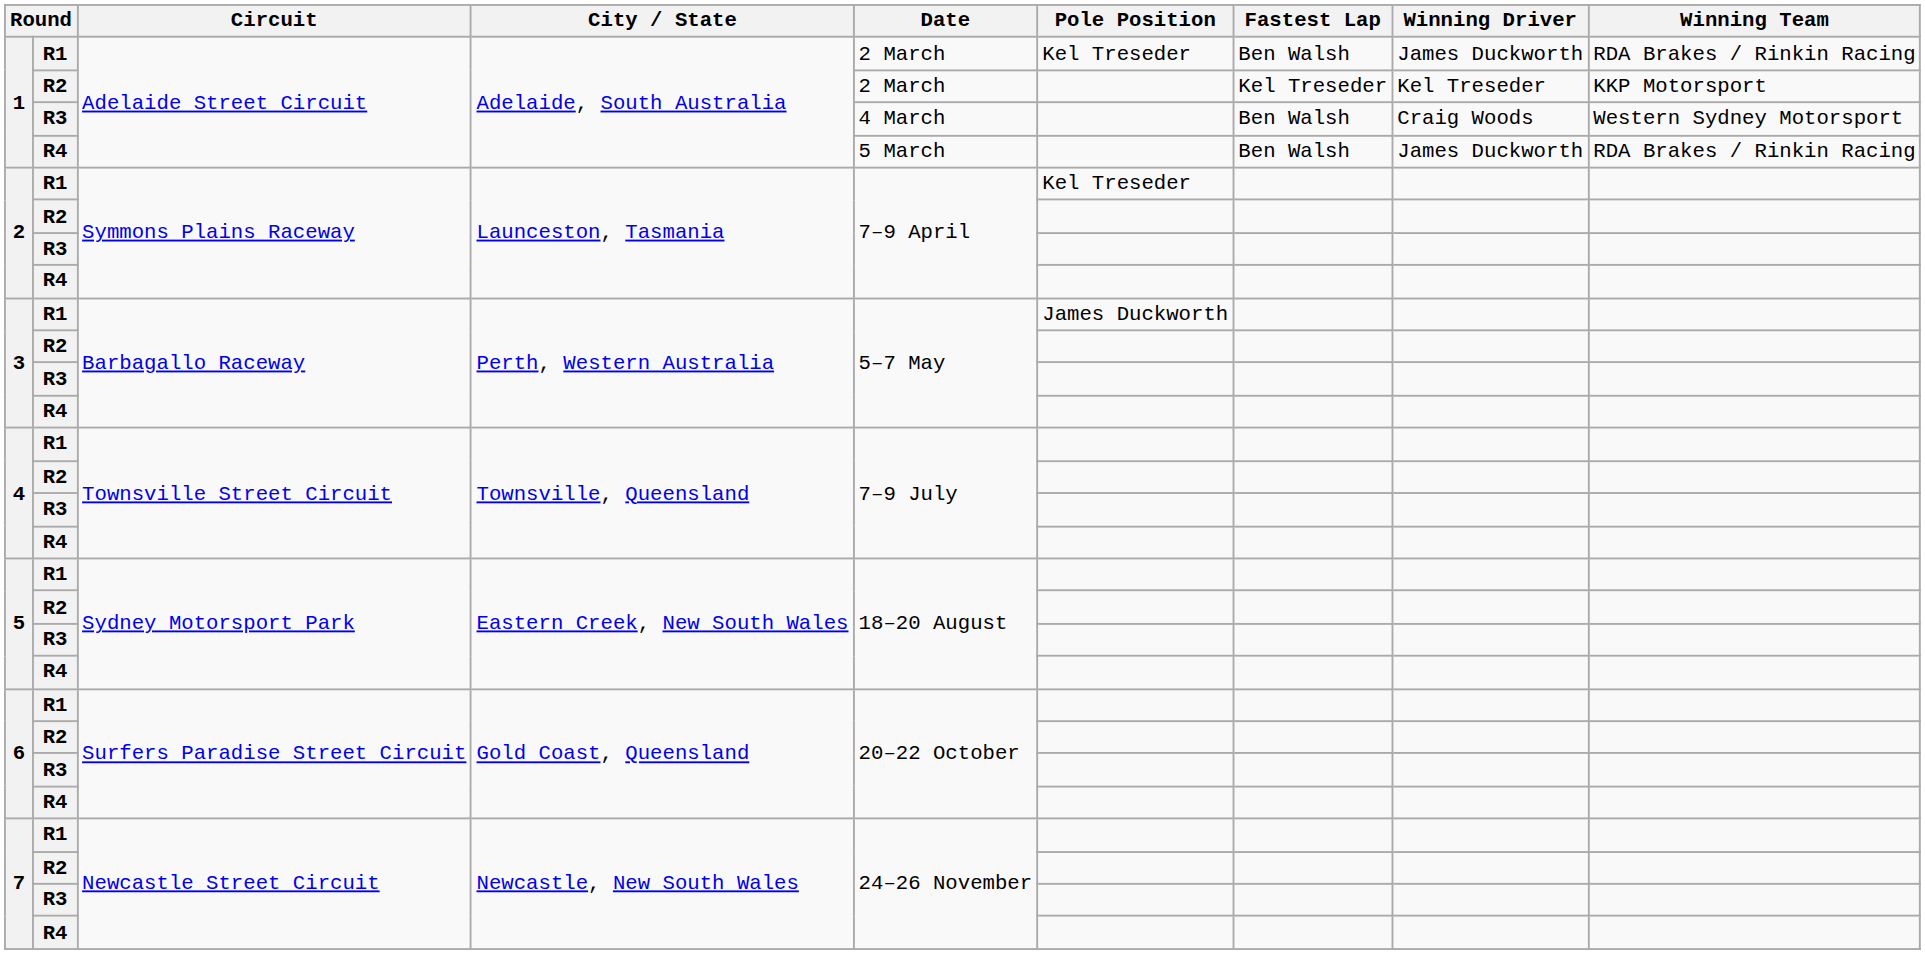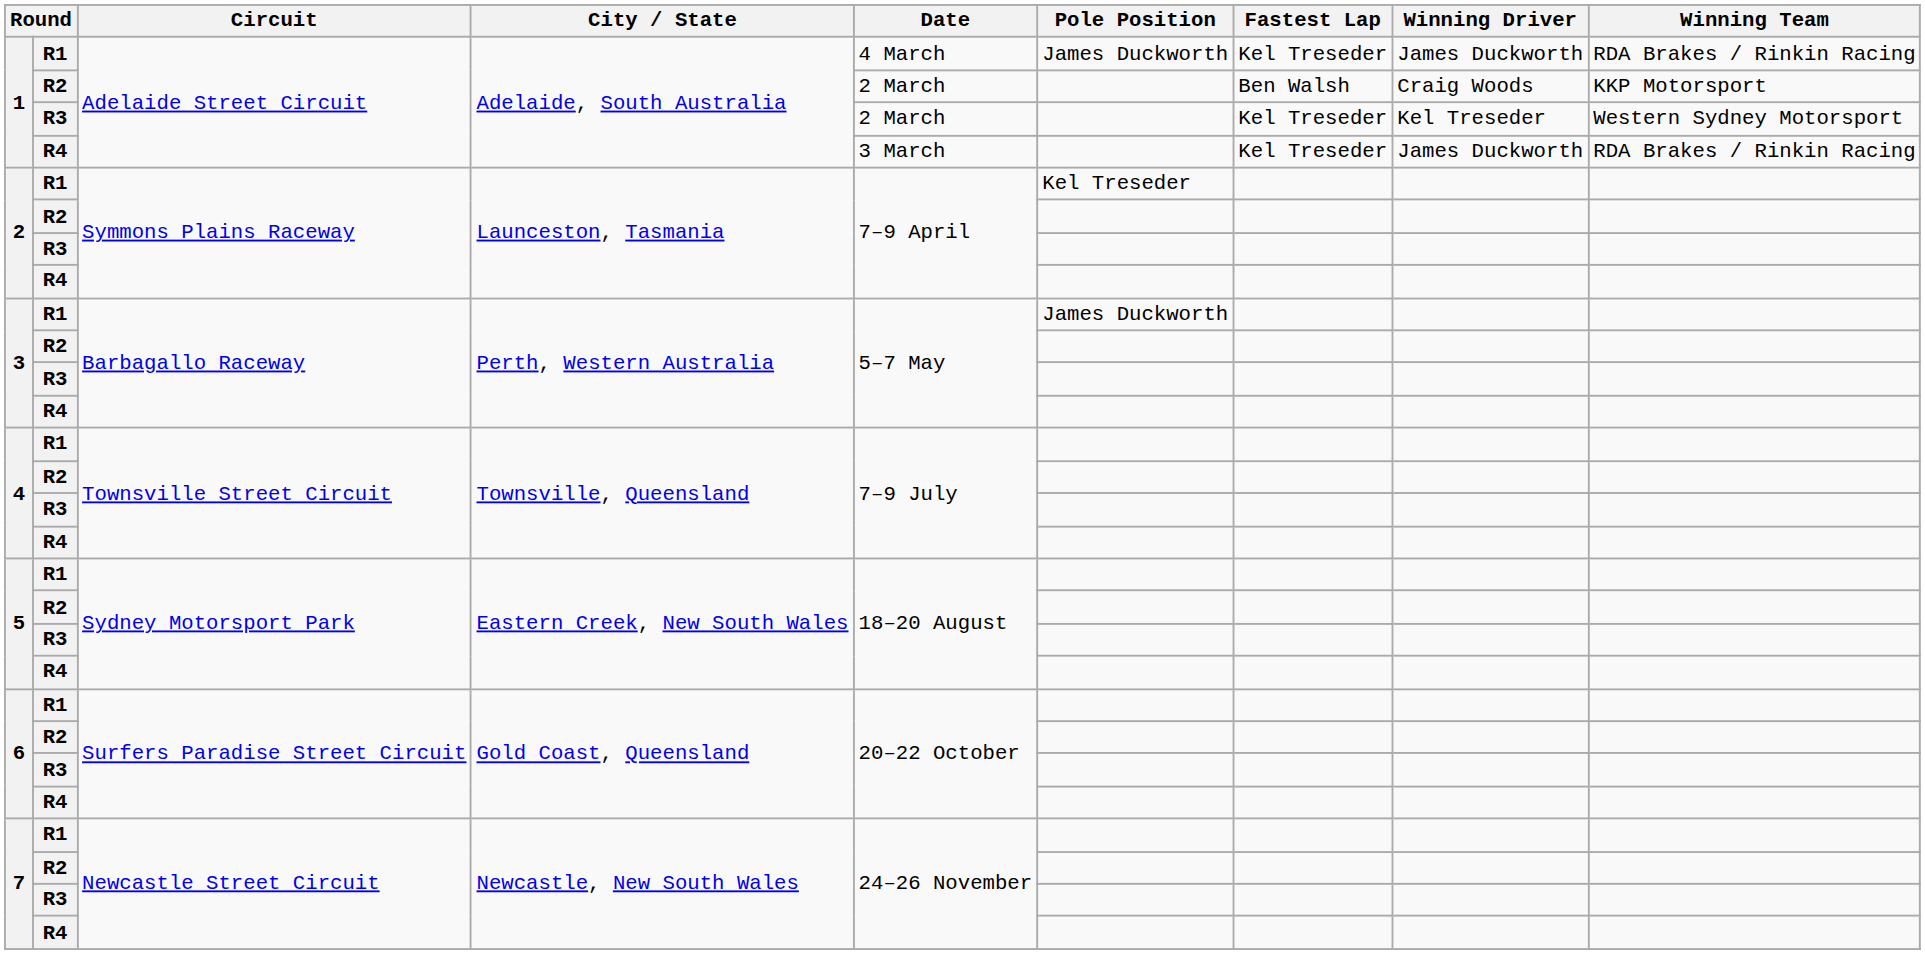(902, 54) 2 March -> (902, 54) 4 March
(1117, 54) Kel Treseder -> (1135, 54) James Duckworth
(1294, 54) Ben Walsh -> (1313, 54) Kel Treseder
(1313, 86) Kel Treseder -> (1294, 86) Ben Walsh
(1472, 86) Kel Treseder -> (1465, 86) Craig Woods
(902, 119) 4 March -> (902, 119) 2 March
(1294, 119) Ben Walsh -> (1313, 119) Kel Treseder
(1465, 119) Craig Woods -> (1472, 119) Kel Treseder
(902, 151) 5 March -> (902, 151) 3 March
(1294, 151) Ben Walsh -> (1313, 151) Kel Treseder
